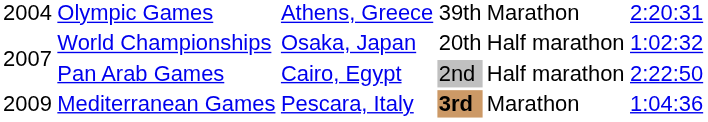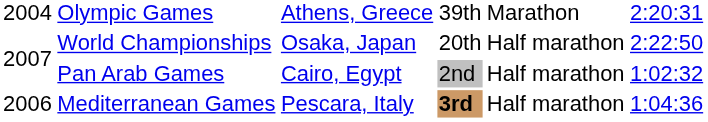(667, 43) 1:02:32 -> (667, 43) 2:22:50
(667, 73) 2:22:50 -> (667, 73) 1:02:32
(27, 103) 2009 -> (27, 103) 2006
(533, 103) Marathon -> (556, 103) Half marathon
